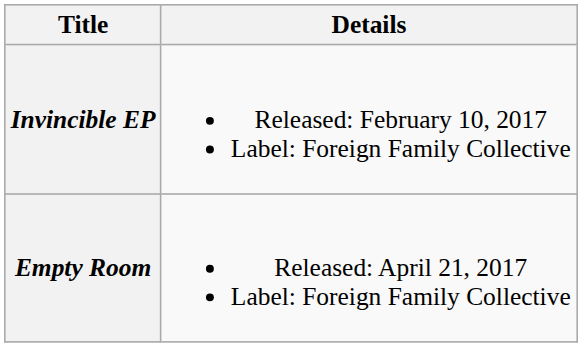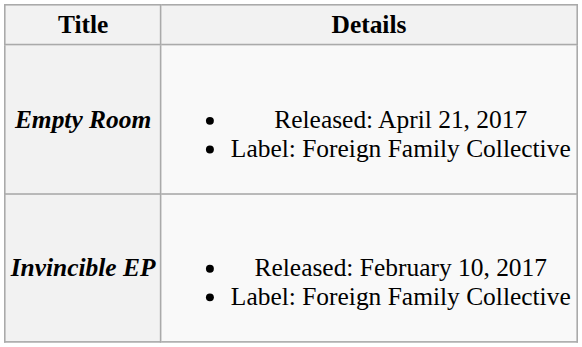rows swapped: (83, 267) <-> (83, 119)
